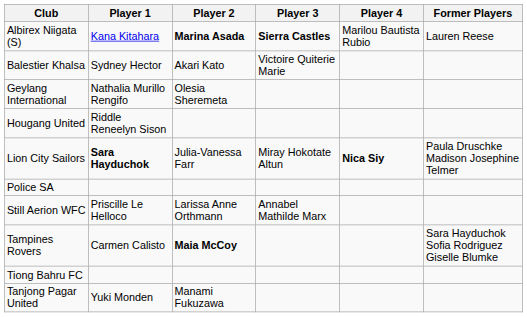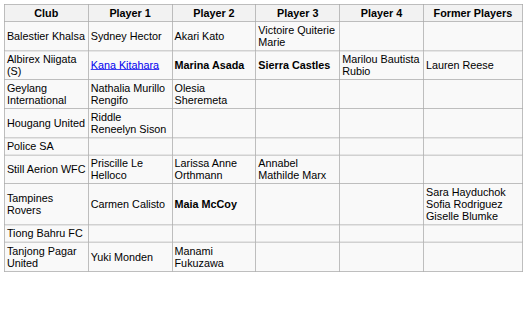rows swapped: (42, 36) <-> (46, 65)
- row: (46, 159)
